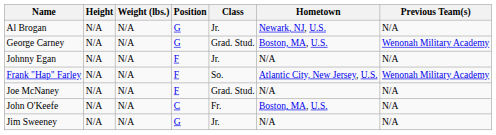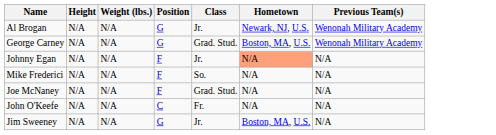(390, 28) N/A -> (369, 28) Wenonah Military Academy
(267, 59) no background -> (250, 59) lightsalmon background
- row: (44, 75)
+ row: (35, 75)
(293, 106) Boston, MA, U.S. -> (250, 106) N/A
(267, 122) N/A -> (276, 122) Boston, MA, U.S.
